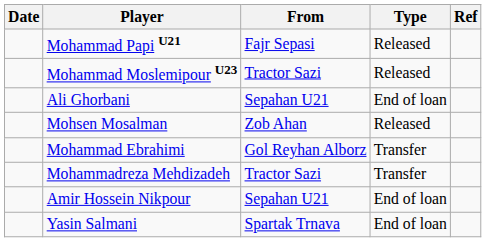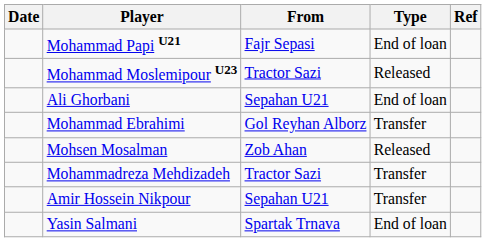(402, 43) Released -> (410, 43) End of loan
rows swapped: (116, 149) <-> (107, 124)
(410, 199) End of loan -> (400, 199) Transfer
